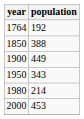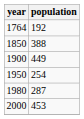(38, 75) 343 -> (38, 75) 254
(38, 91) 214 -> (38, 91) 287
